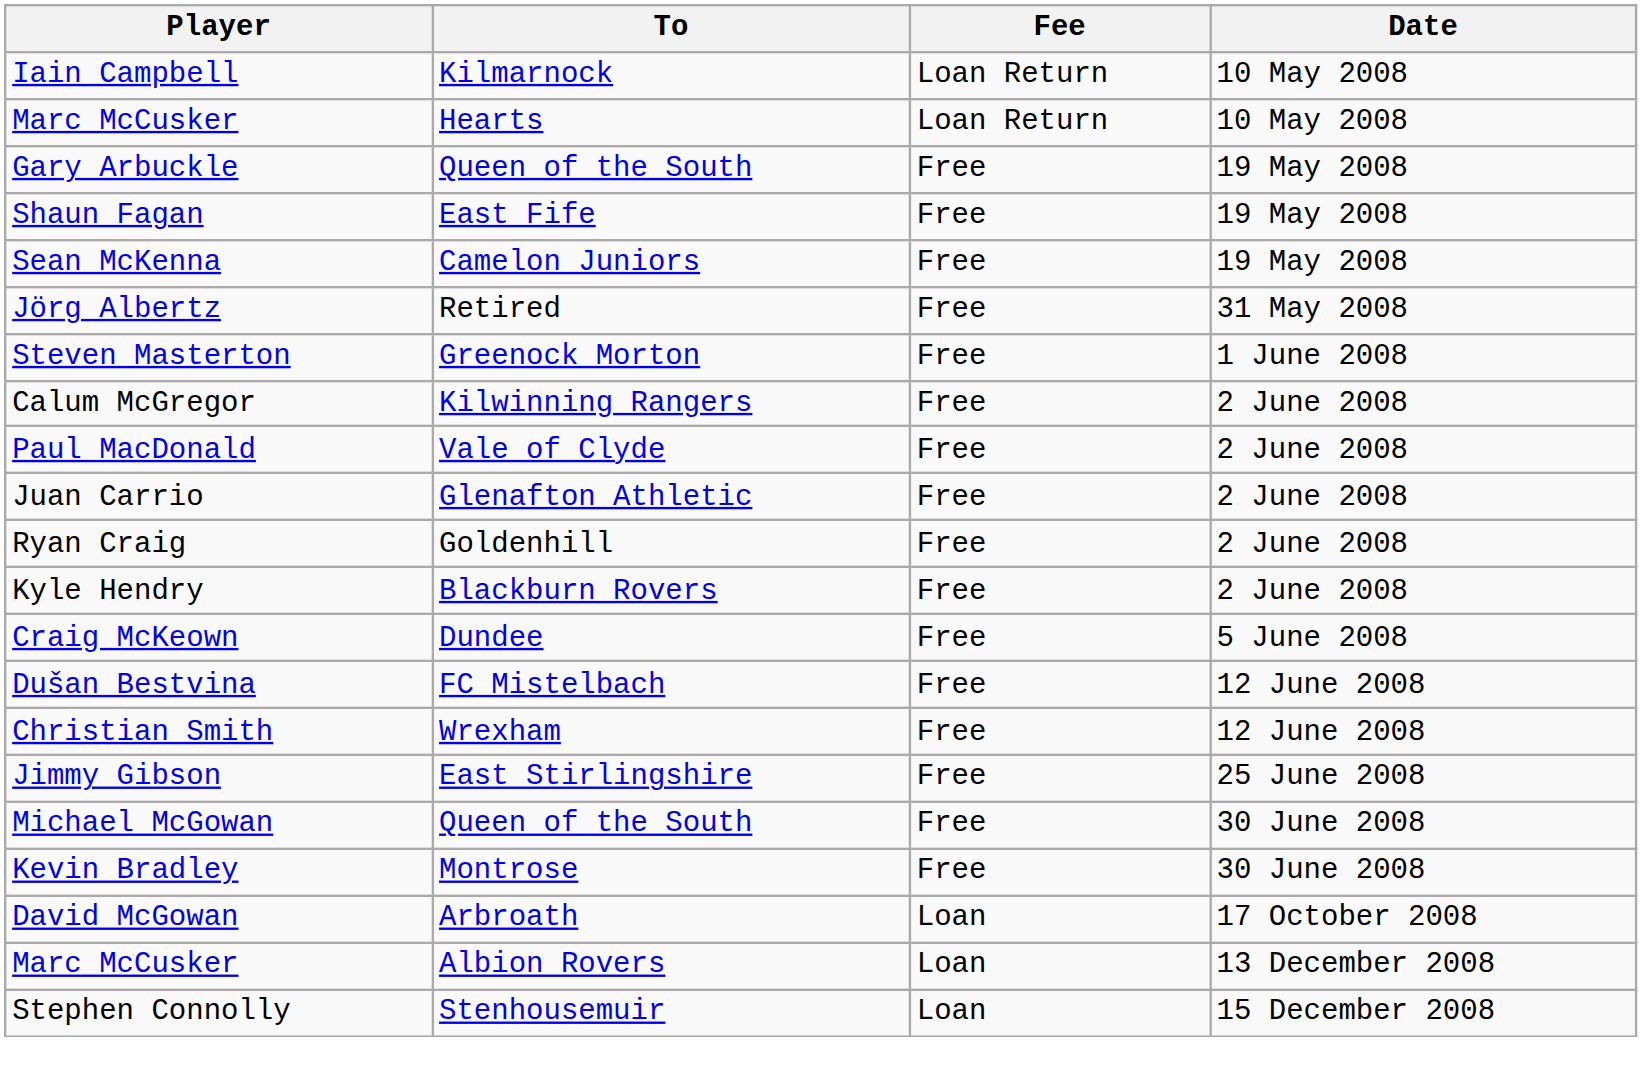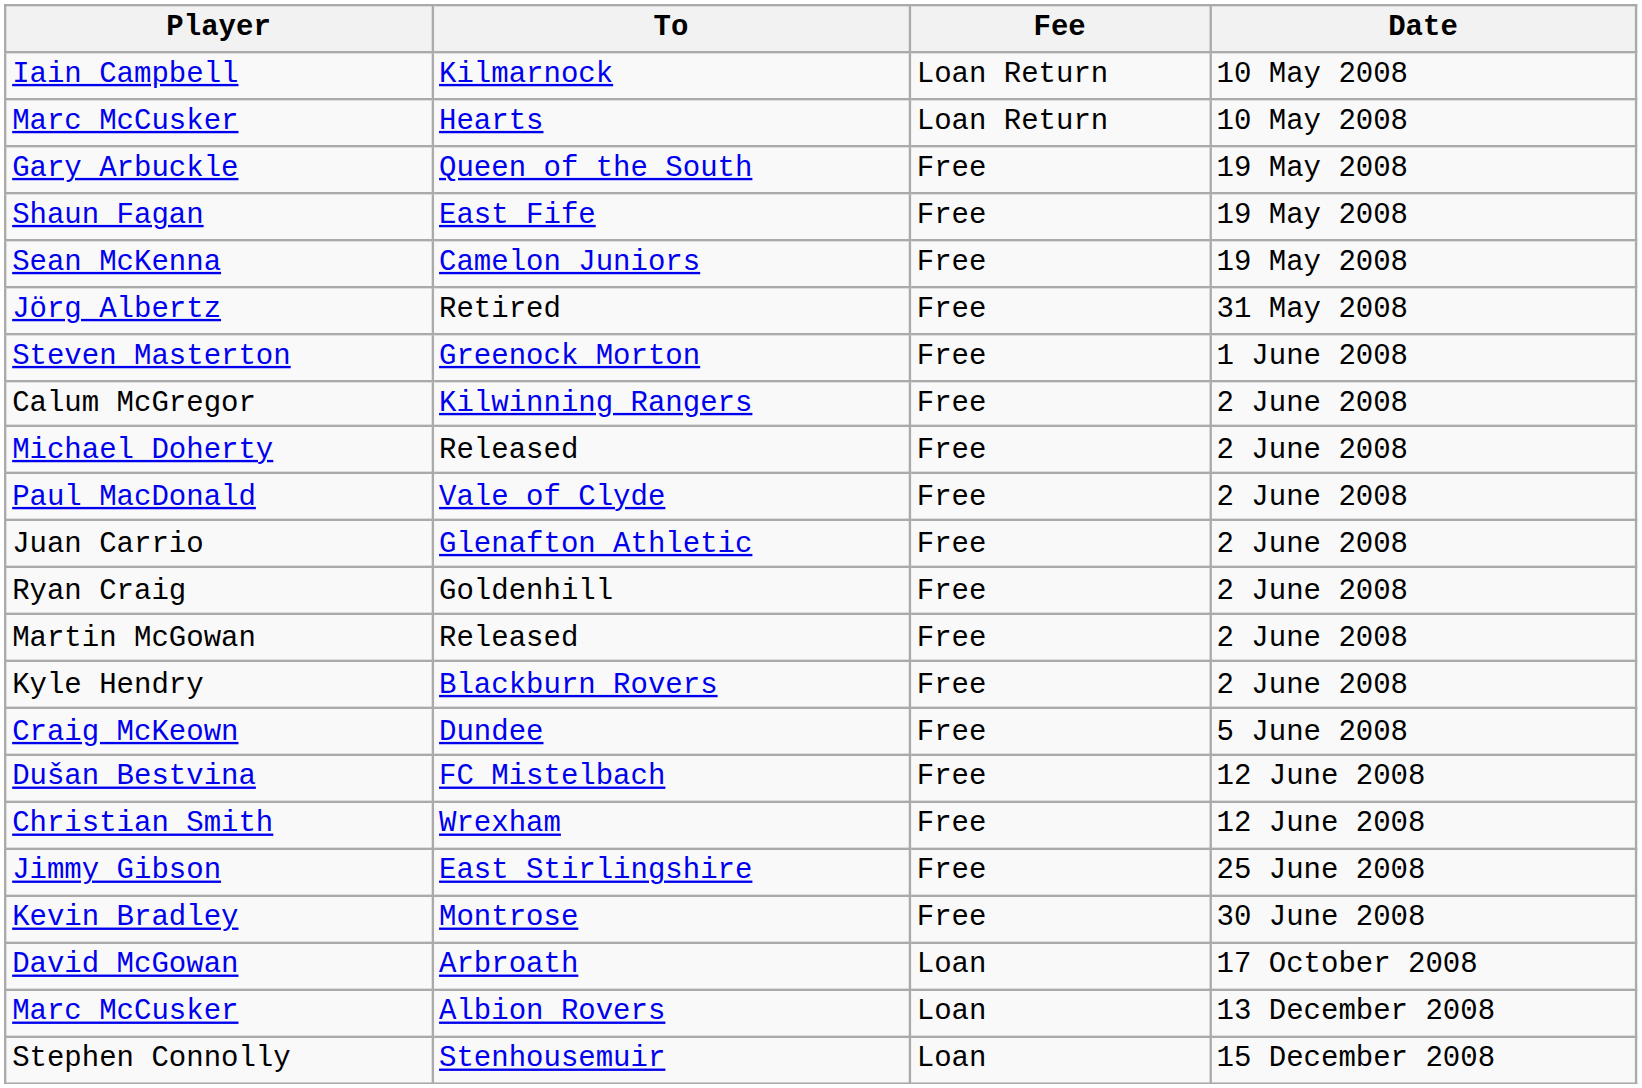+ row: (143, 451)
+ row: (134, 638)
- row: (143, 825)
